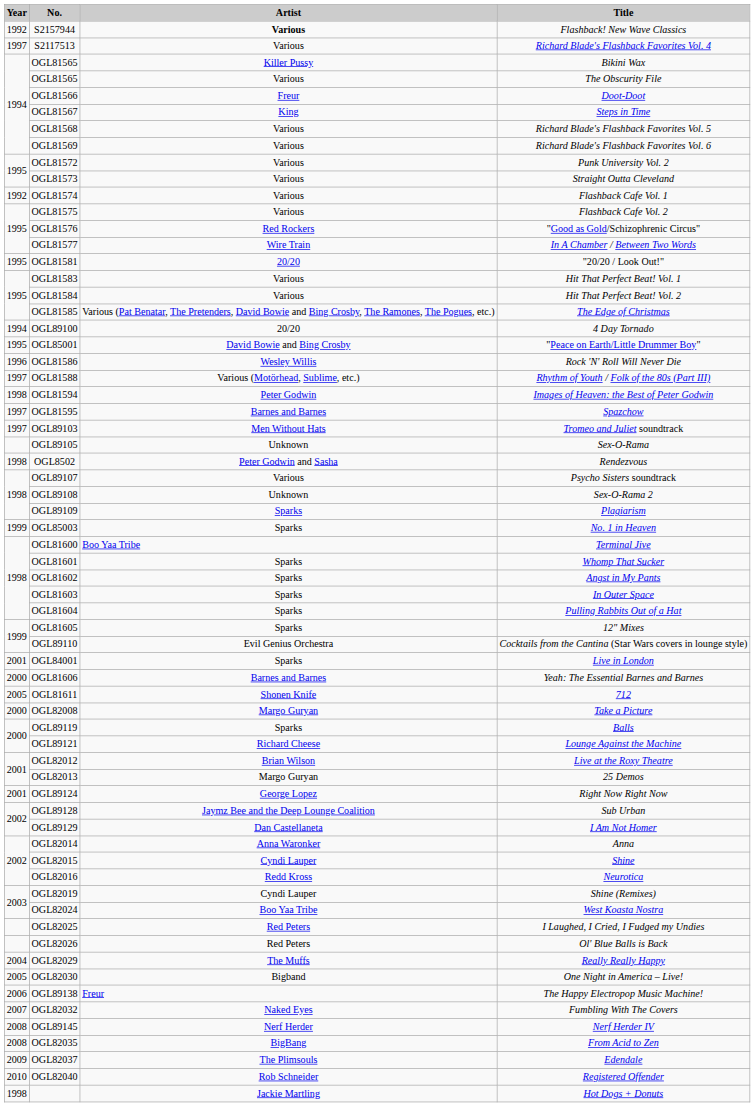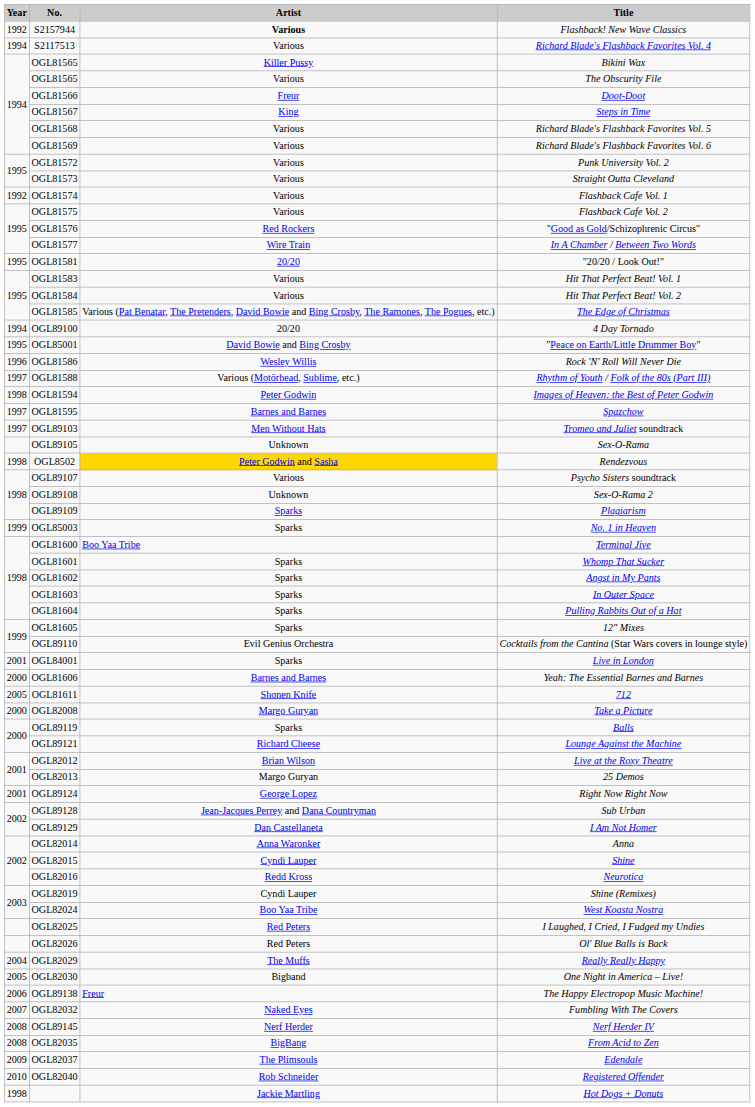(17, 46) 1997 -> (17, 46) 1994
(288, 462) no background -> (288, 462) gold background
(288, 811) Jaymz Bee and the Deep Lounge Coalition -> (288, 811) Jean-Jacques Perrey and Dana Countryman
